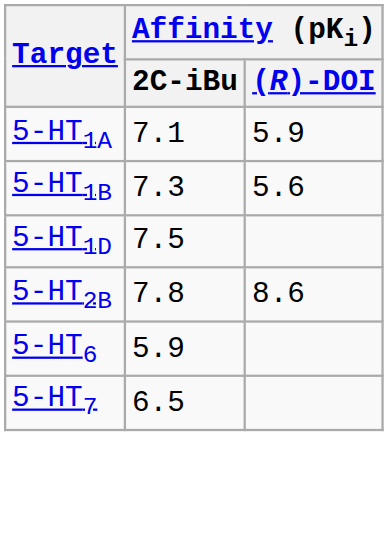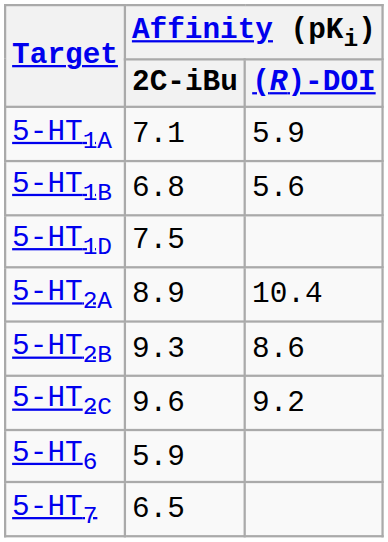(158, 187) 7.3 -> (158, 187) 6.8
+ row: (62, 295)
(158, 295) 7.8 -> (158, 349) 9.3
+ row: (62, 402)
